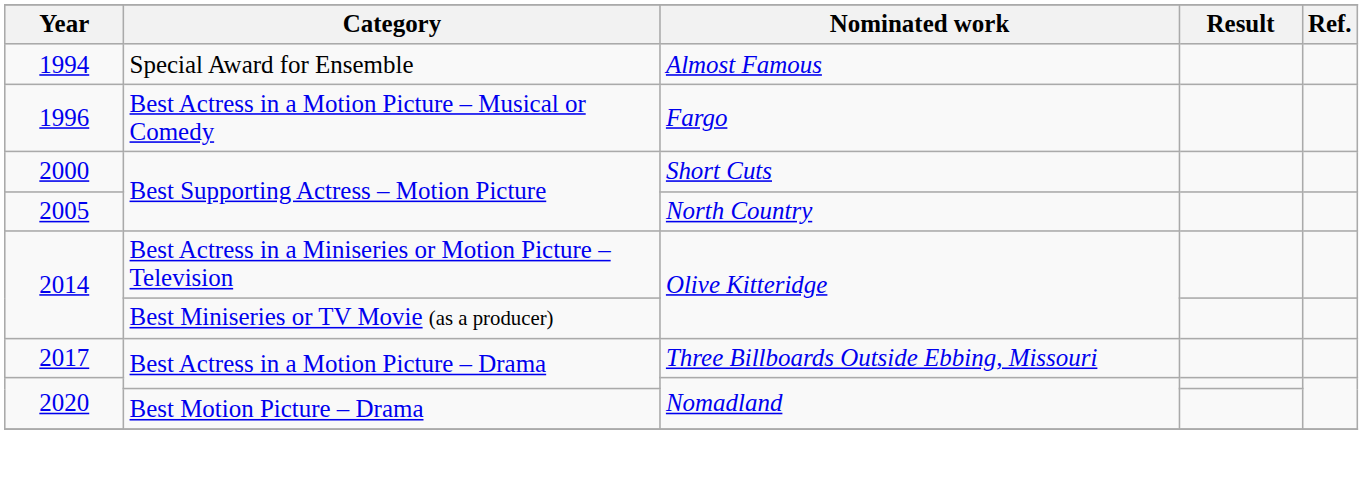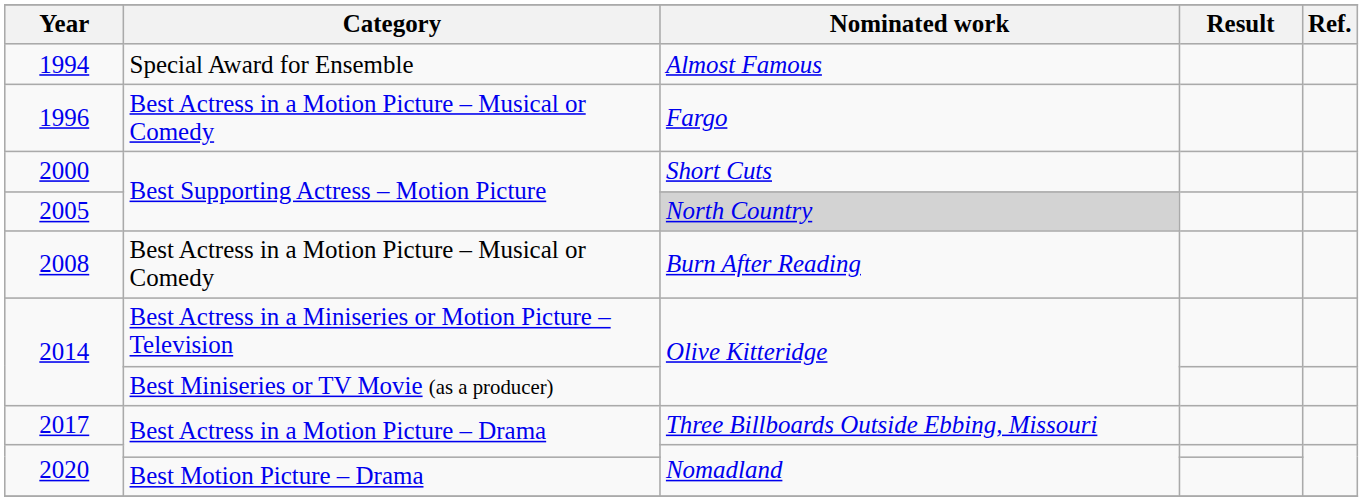(739, 210) no background -> (739, 210) lightgrey background
+ row: (64, 264)
